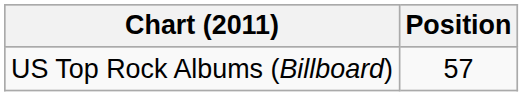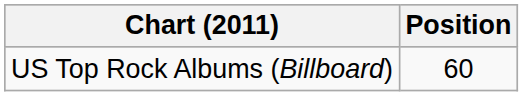(458, 68) 57 -> (458, 68) 60
